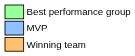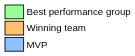rows swapped: (56, 44) <-> (37, 28)
